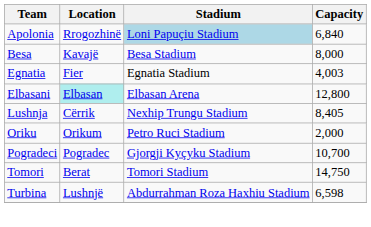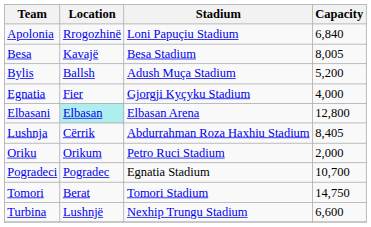(183, 34) lightblue background -> (183, 34) no background
(329, 53) 8,000 -> (329, 53) 8,005
+ row: (20, 73)
(168, 73) Egnatia Stadium -> (189, 93) Gjorgji Kyçyku Stadium
(329, 73) 4,003 -> (329, 93) 4,000
(187, 113) Nexhip Trungu Stadium -> (218, 133) Abdurrahman Roza Haxhiu Stadium
(189, 152) Gjorgji Kyçyku Stadium -> (168, 172) Egnatia Stadium
(218, 192) Abdurrahman Roza Haxhiu Stadium -> (187, 212) Nexhip Trungu Stadium
(329, 192) 6,598 -> (329, 212) 6,600
